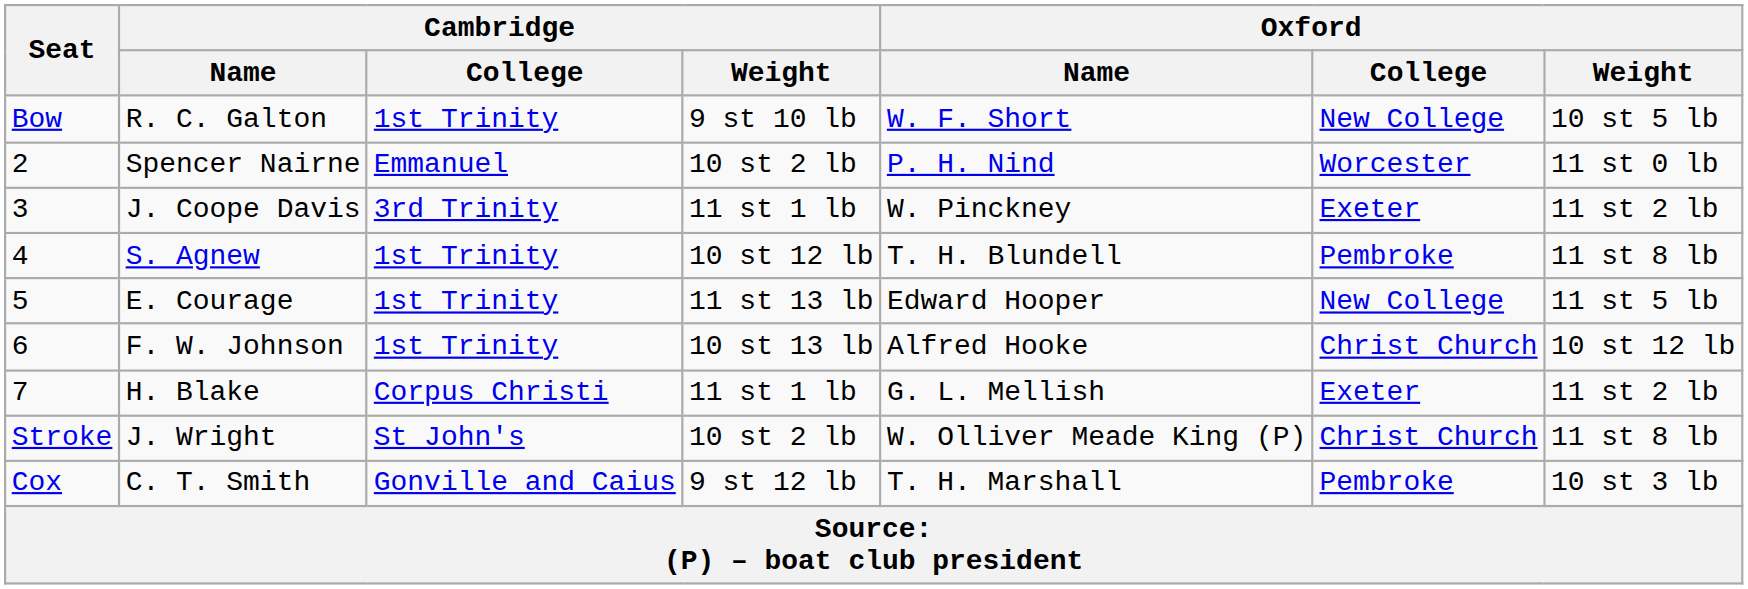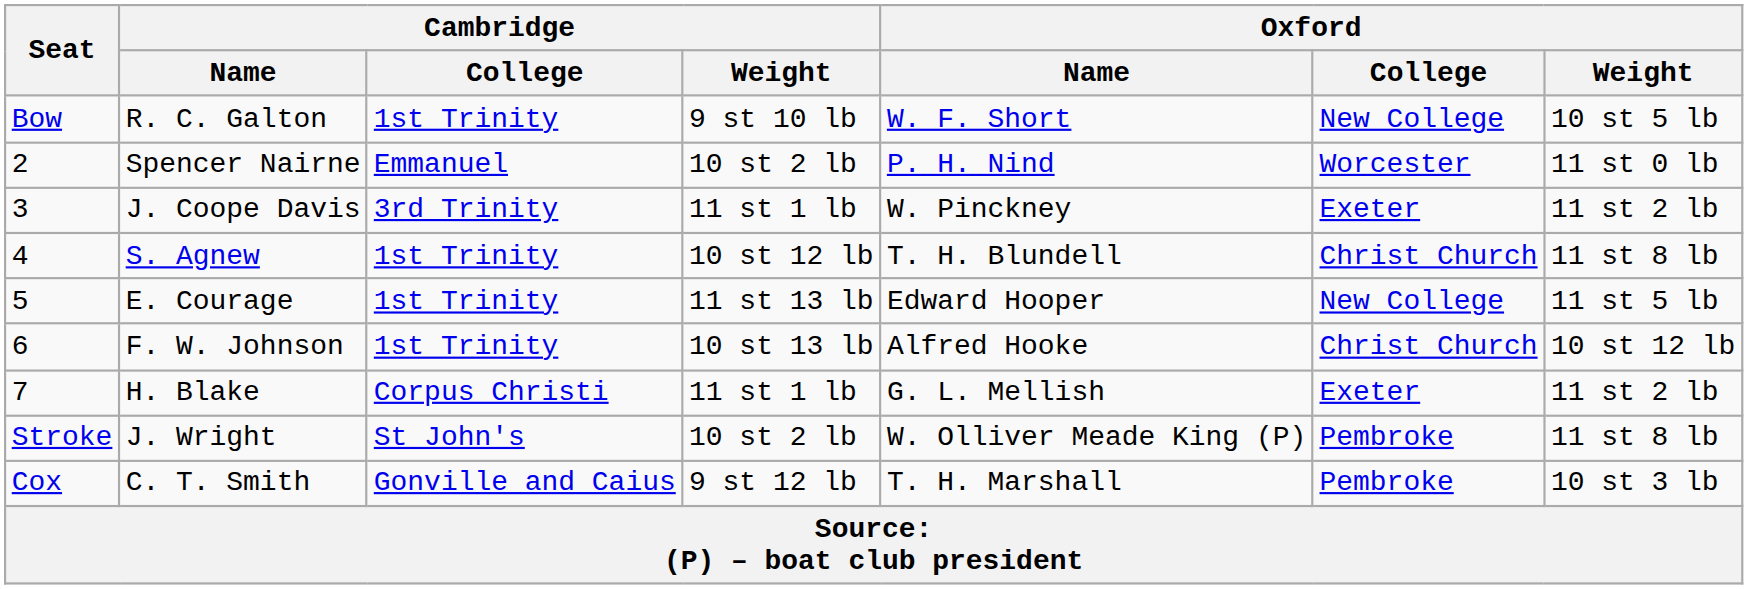(1387, 256) Pembroke -> (1429, 256) Christ Church
(1429, 438) Christ Church -> (1387, 438) Pembroke
